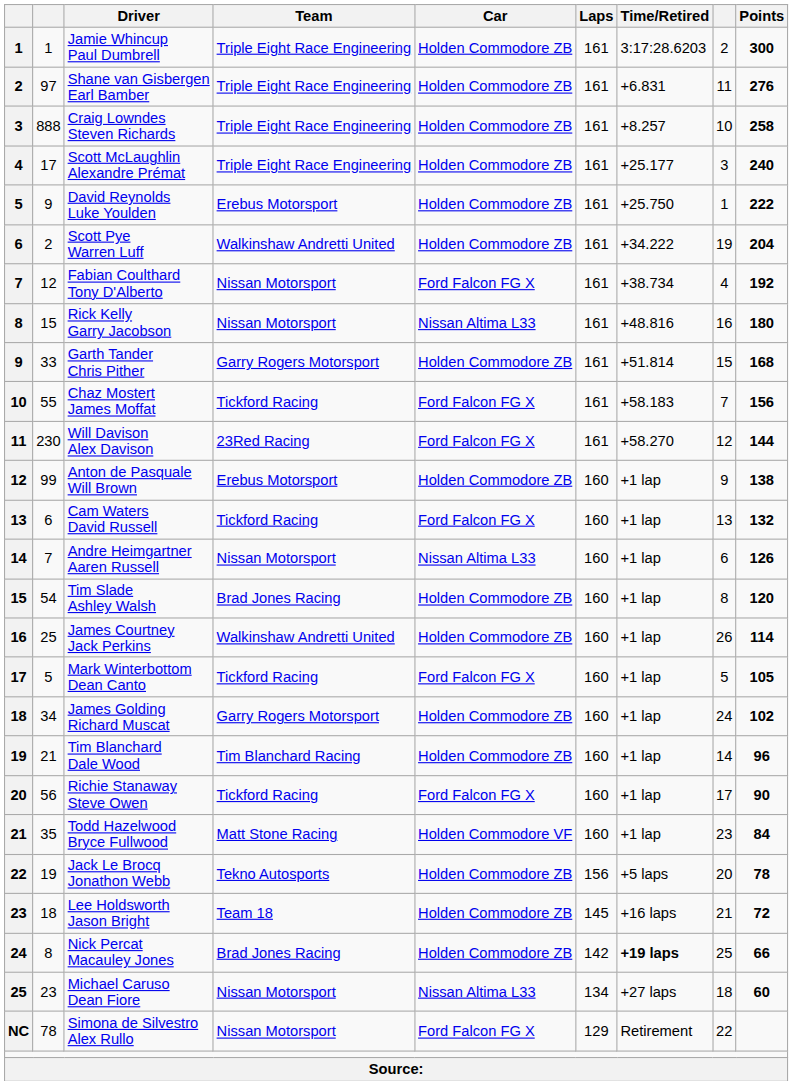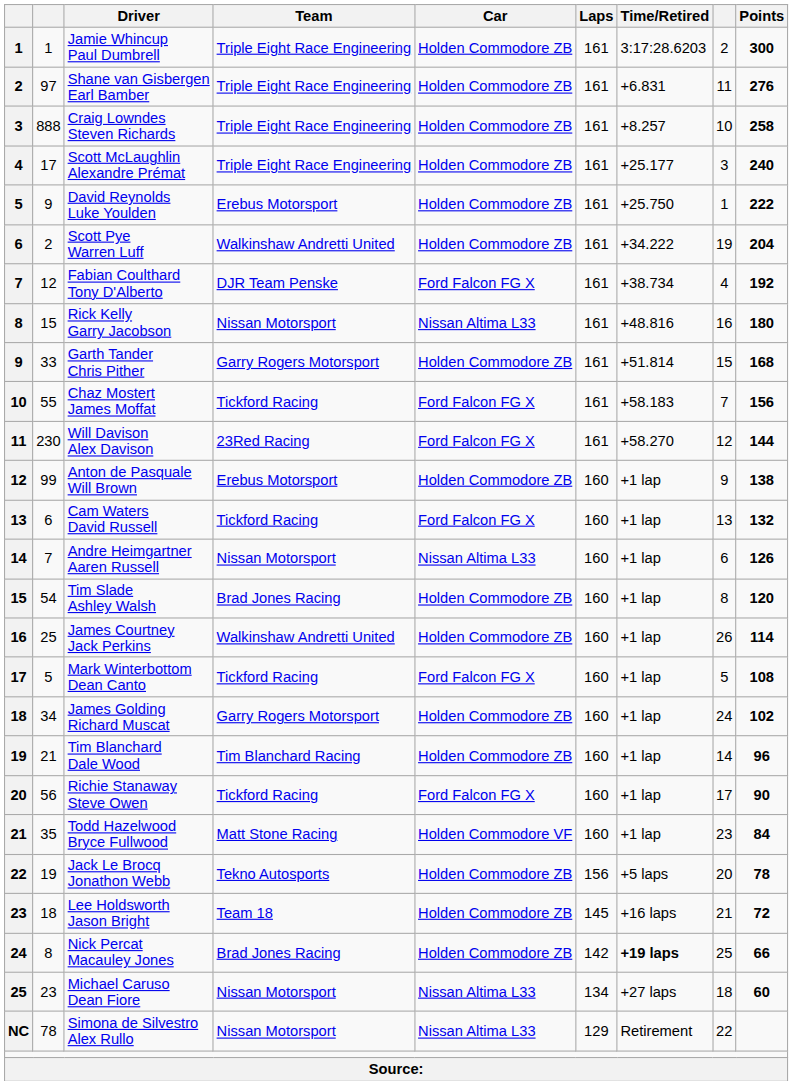(276, 283) Nissan Motorsport -> (277, 283) DJR Team Penske
(762, 677) 105 -> (762, 677) 108
(476, 1031) Ford Falcon FG X -> (477, 1031) Nissan Altima L33
